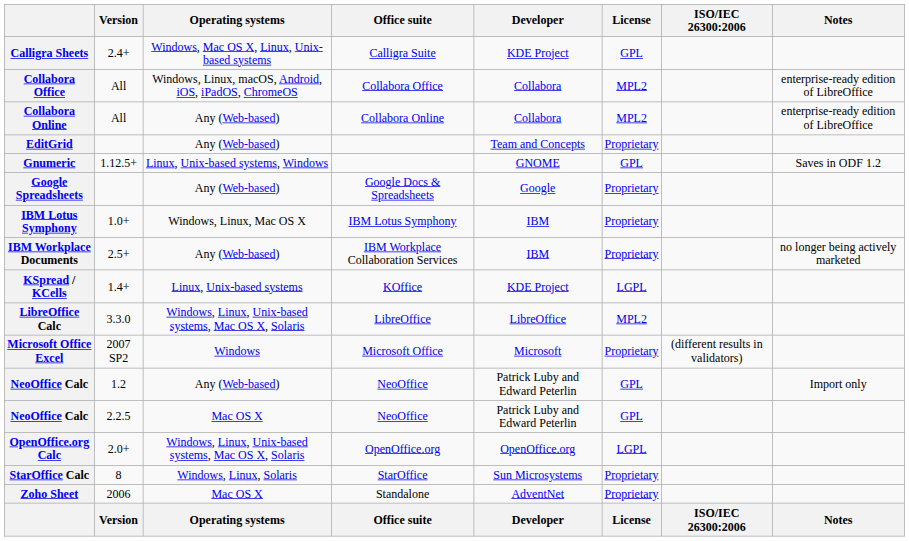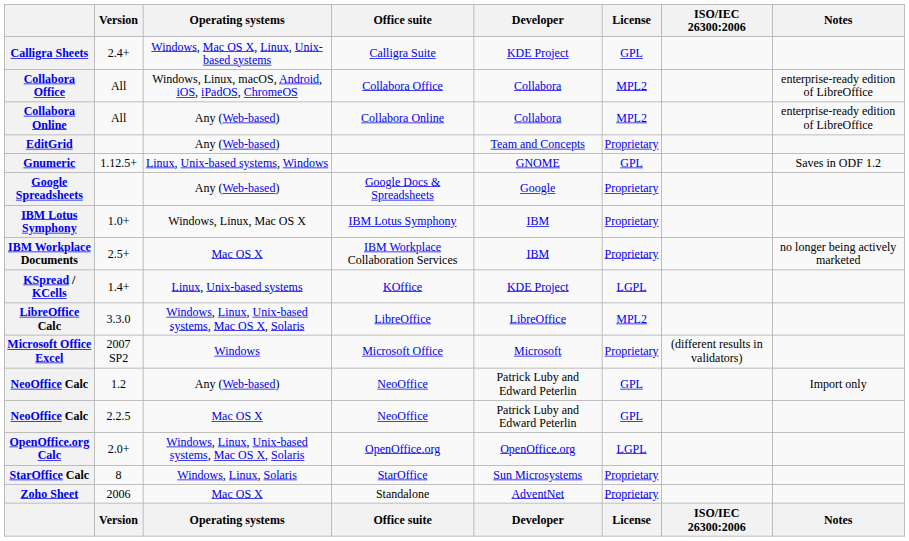(237, 254) Any (Web-based) -> (237, 254) Mac OS X
